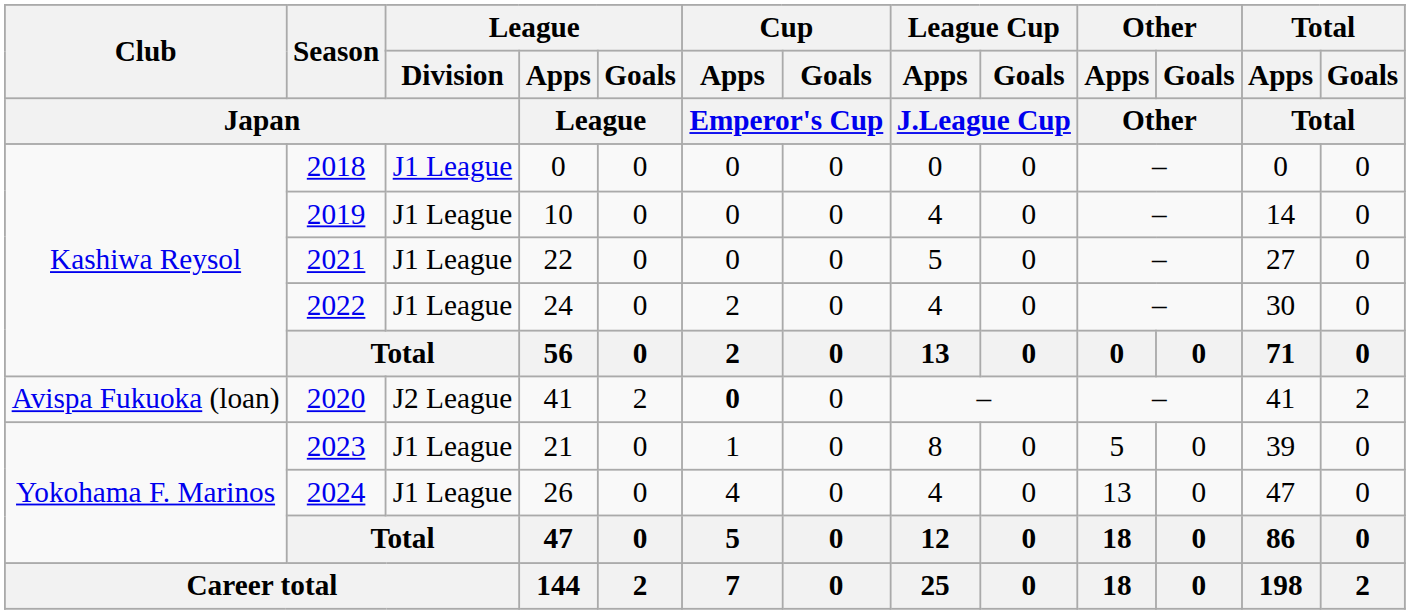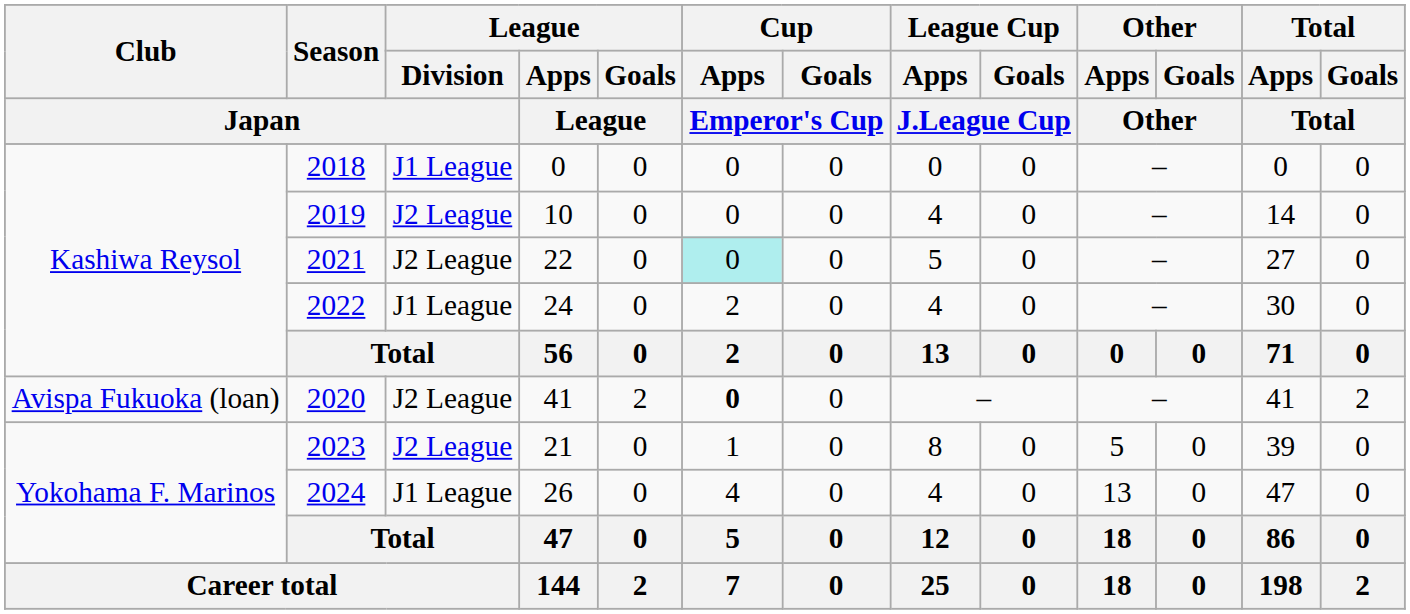(452, 213) J1 League -> (452, 213) J2 League
(452, 259) J1 League -> (452, 259) J2 League
(732, 259) no background -> (732, 259) paleturquoise background
(452, 445) J1 League -> (452, 445) J2 League
